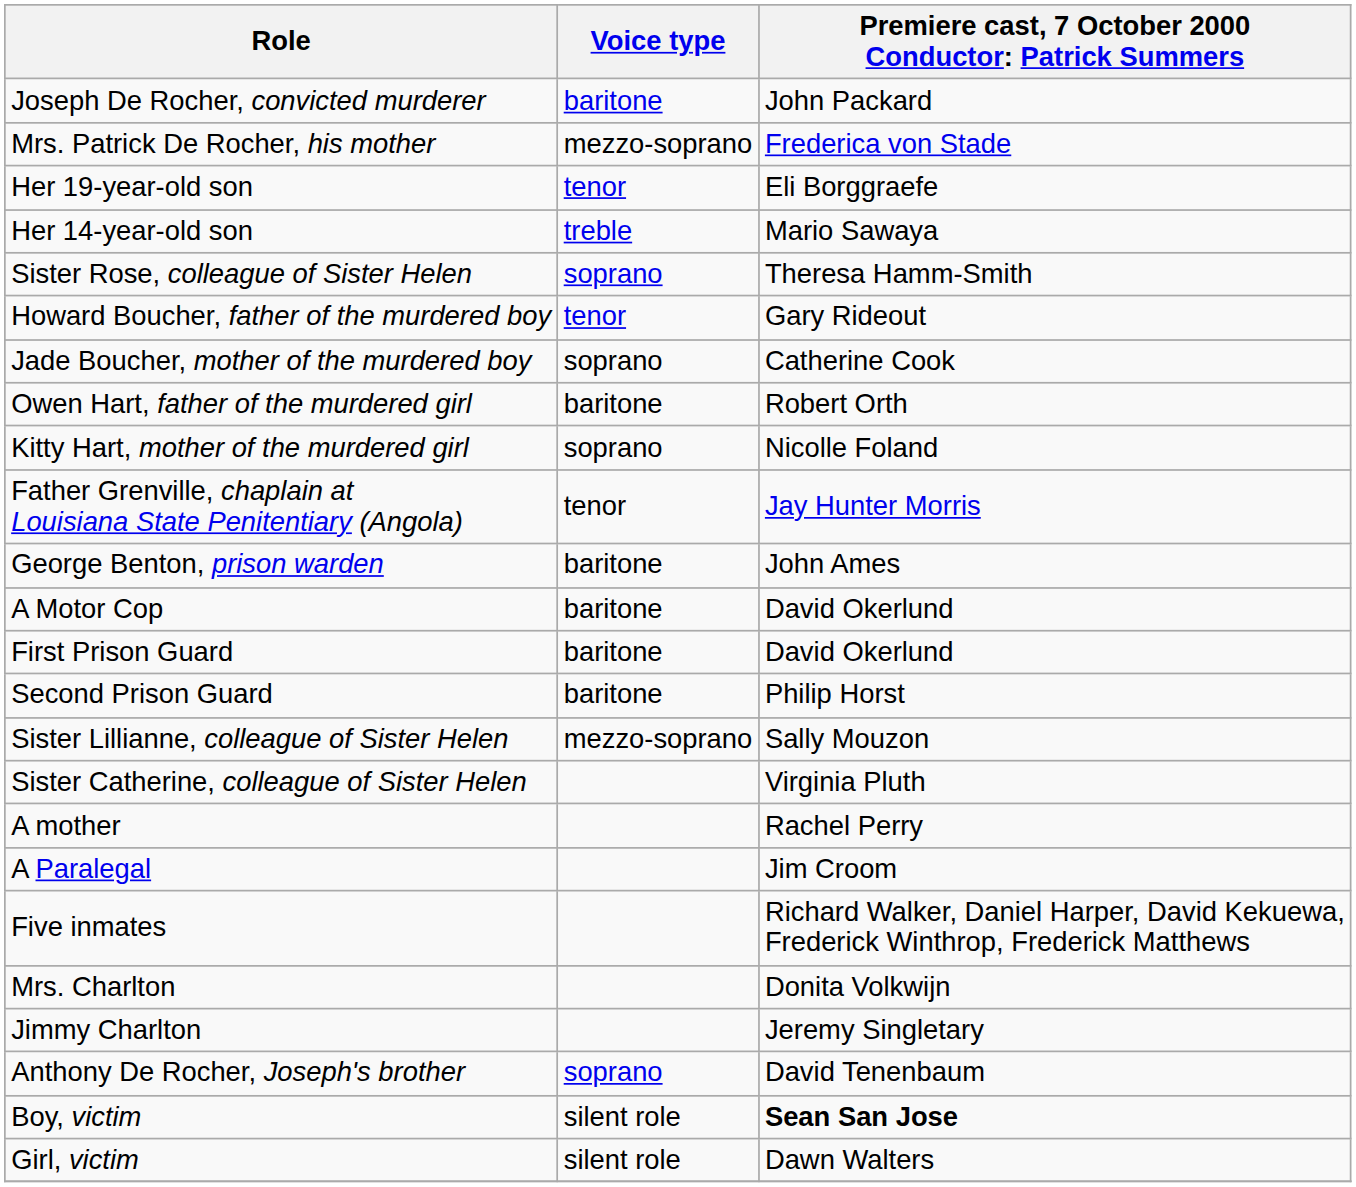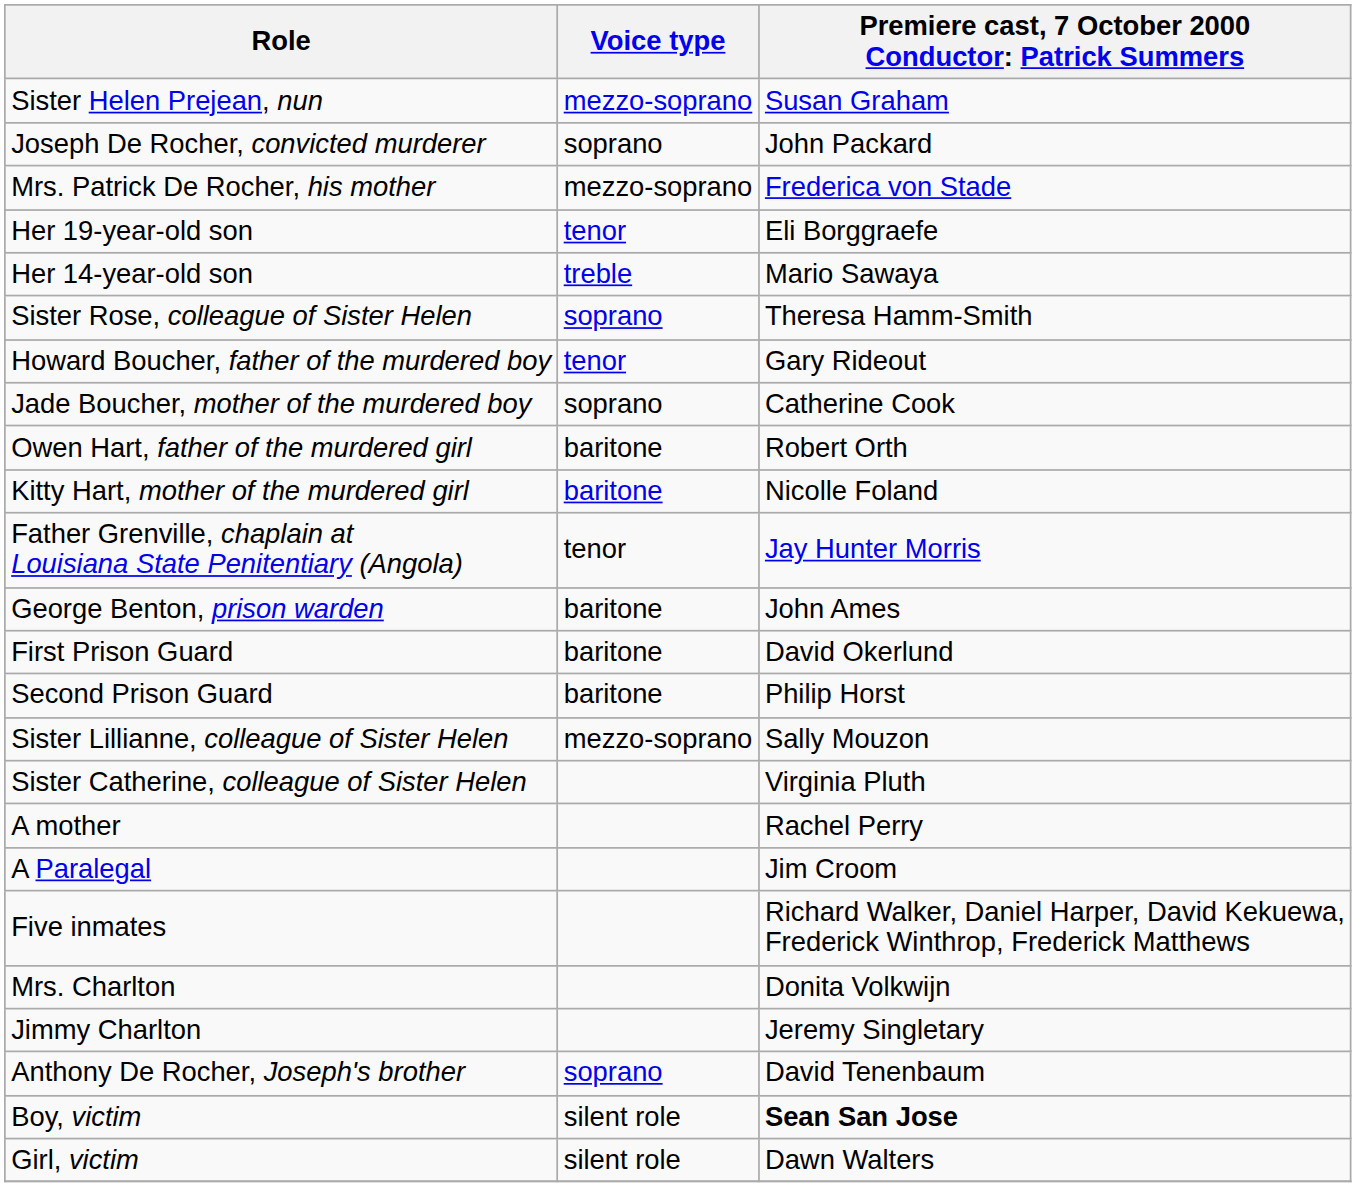+ row: (167, 100)
(613, 100) baritone -> (613, 143) soprano
(613, 447) soprano -> (613, 490) baritone
- row: (87, 608)
